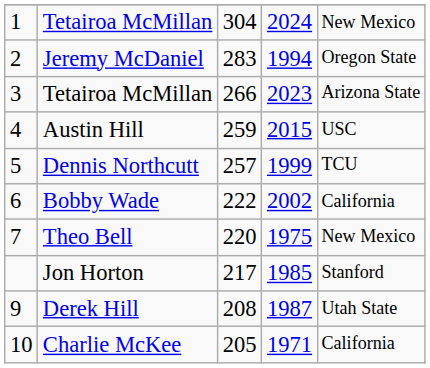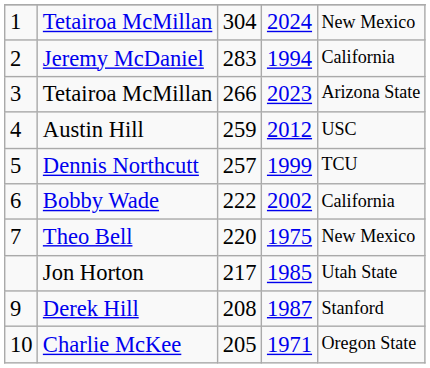(369, 58) Oregon State -> (358, 58) California
(290, 129) 2015 -> (290, 129) 2012
(353, 272) Stanford -> (359, 272) Utah State
(359, 308) Utah State -> (353, 308) Stanford
(358, 344) California -> (369, 344) Oregon State
